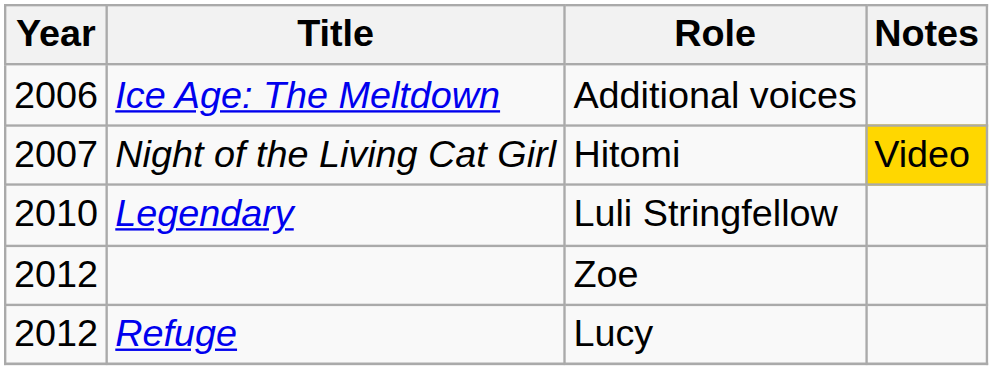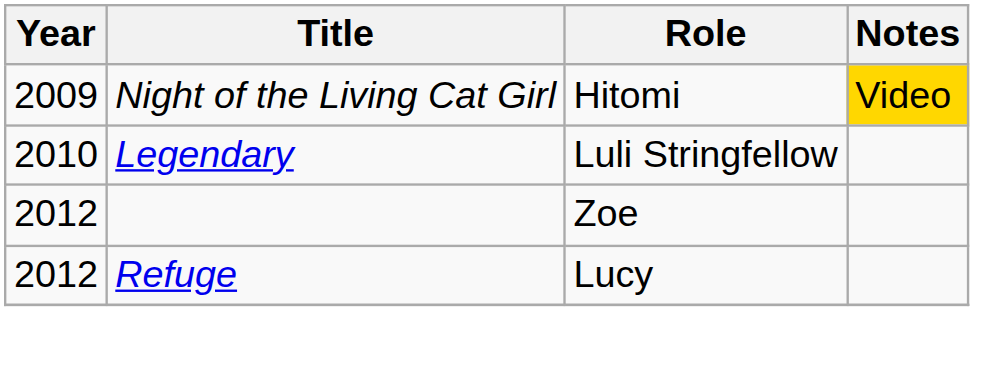- row: (308, 94)
(56, 154) 2007 -> (56, 94) 2009
